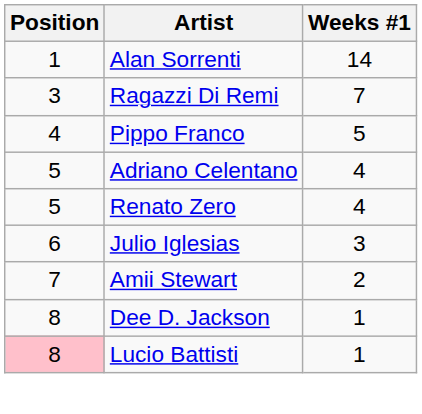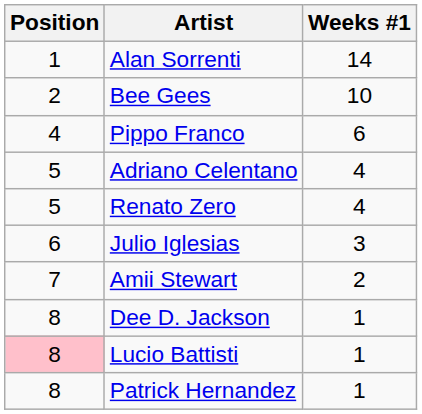+ row: (160, 95)
- row: (194, 95)
(359, 132) 5 -> (359, 132) 6
+ row: (203, 390)
